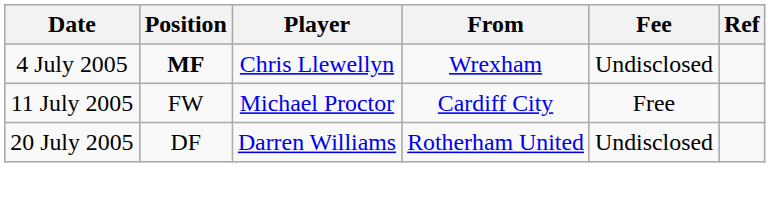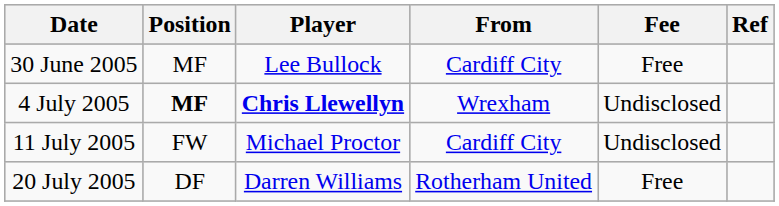+ row: (74, 63)
(317, 63) normal -> (323, 103) bold
(654, 103) Free -> (662, 142) Undisclosed
(654, 142) Undisclosed -> (662, 181) Free
